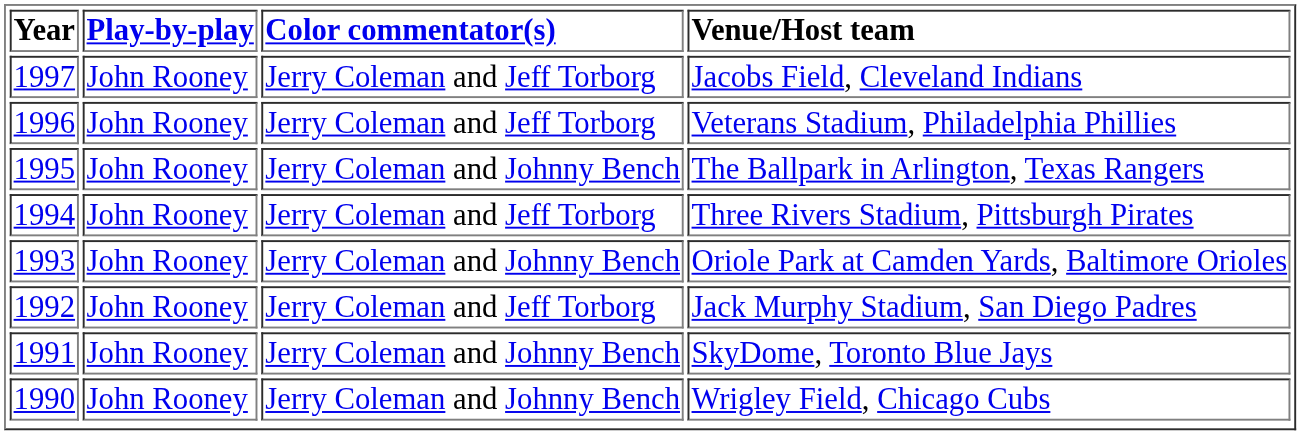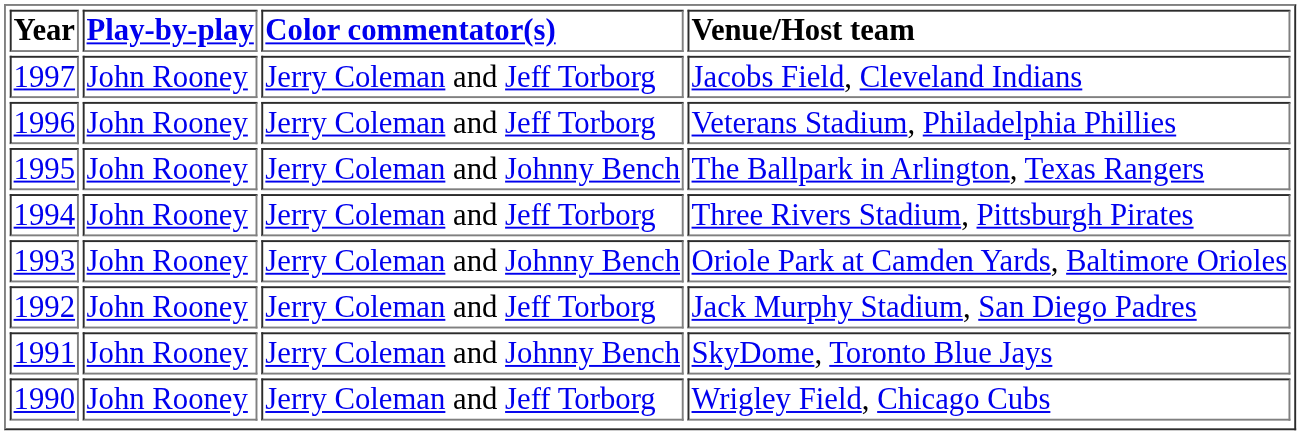(473, 399) Jerry Coleman and Johnny Bench -> (461, 399) Jerry Coleman and Jeff Torborg
